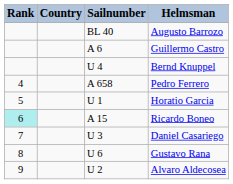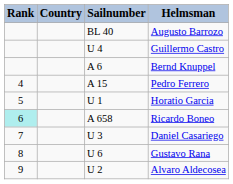(94, 49) A 6 -> (95, 49) U 4
(95, 66) U 4 -> (94, 66) A 6
(100, 83) A 658 -> (97, 83) A 15
(97, 118) A 15 -> (100, 118) A 658
